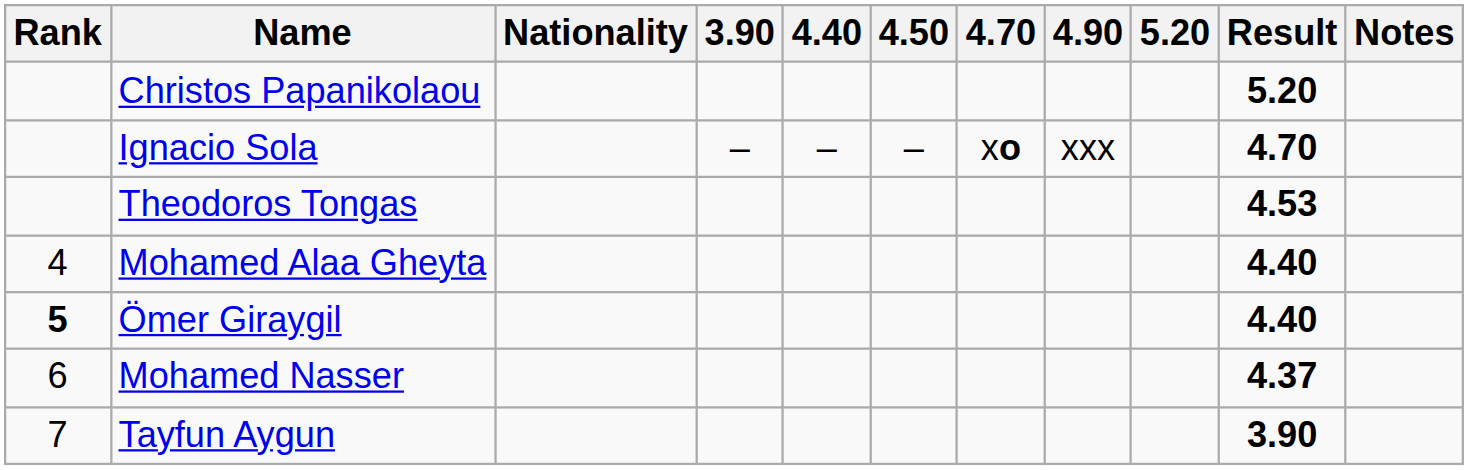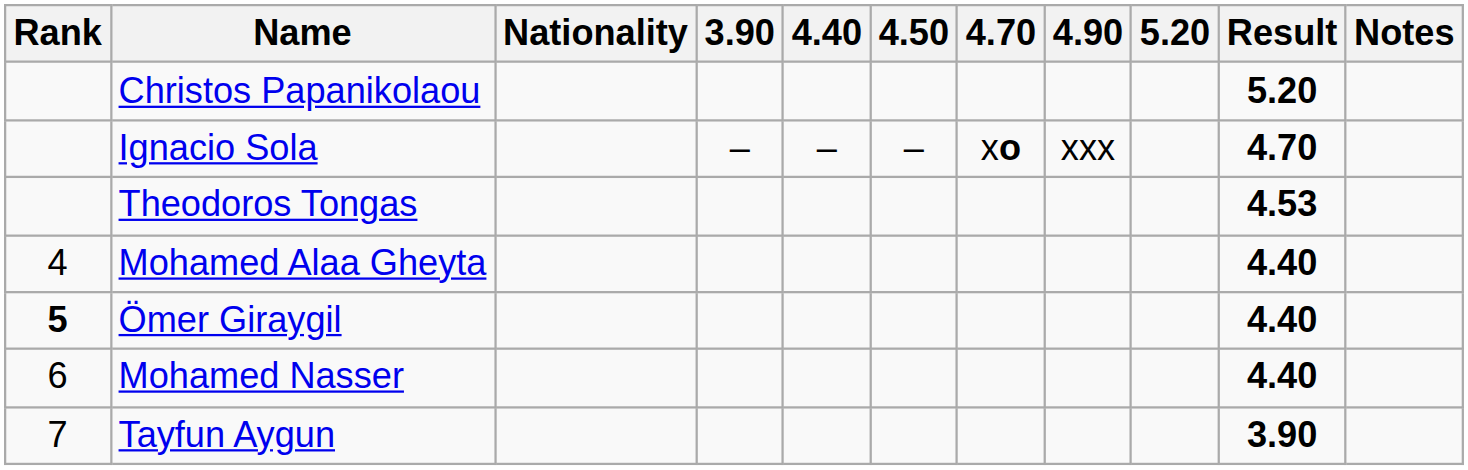(1282, 377) 4.37 -> (1282, 377) 4.40
